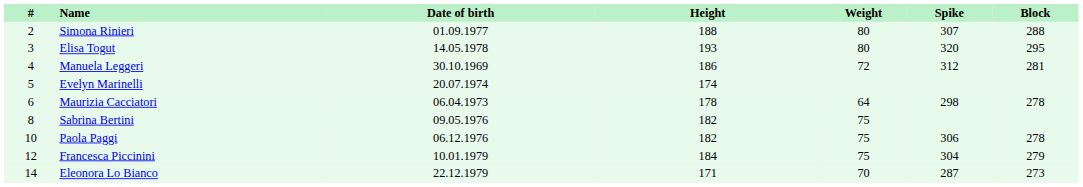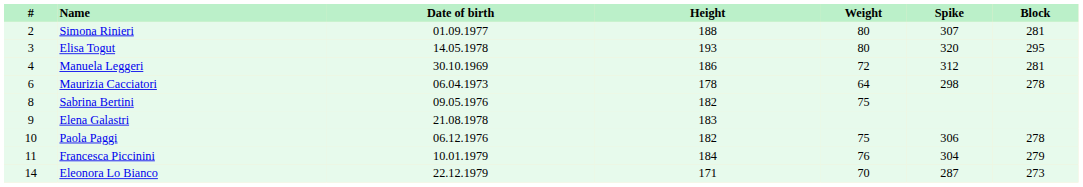(1035, 30) 288 -> (1035, 30) 281
- row: (101, 84)
+ row: (94, 120)
(31, 155) 12 -> (31, 155) 11
(864, 155) 75 -> (864, 155) 76
